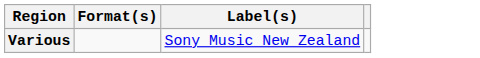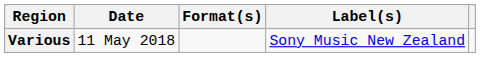+ column: (126, 17)
